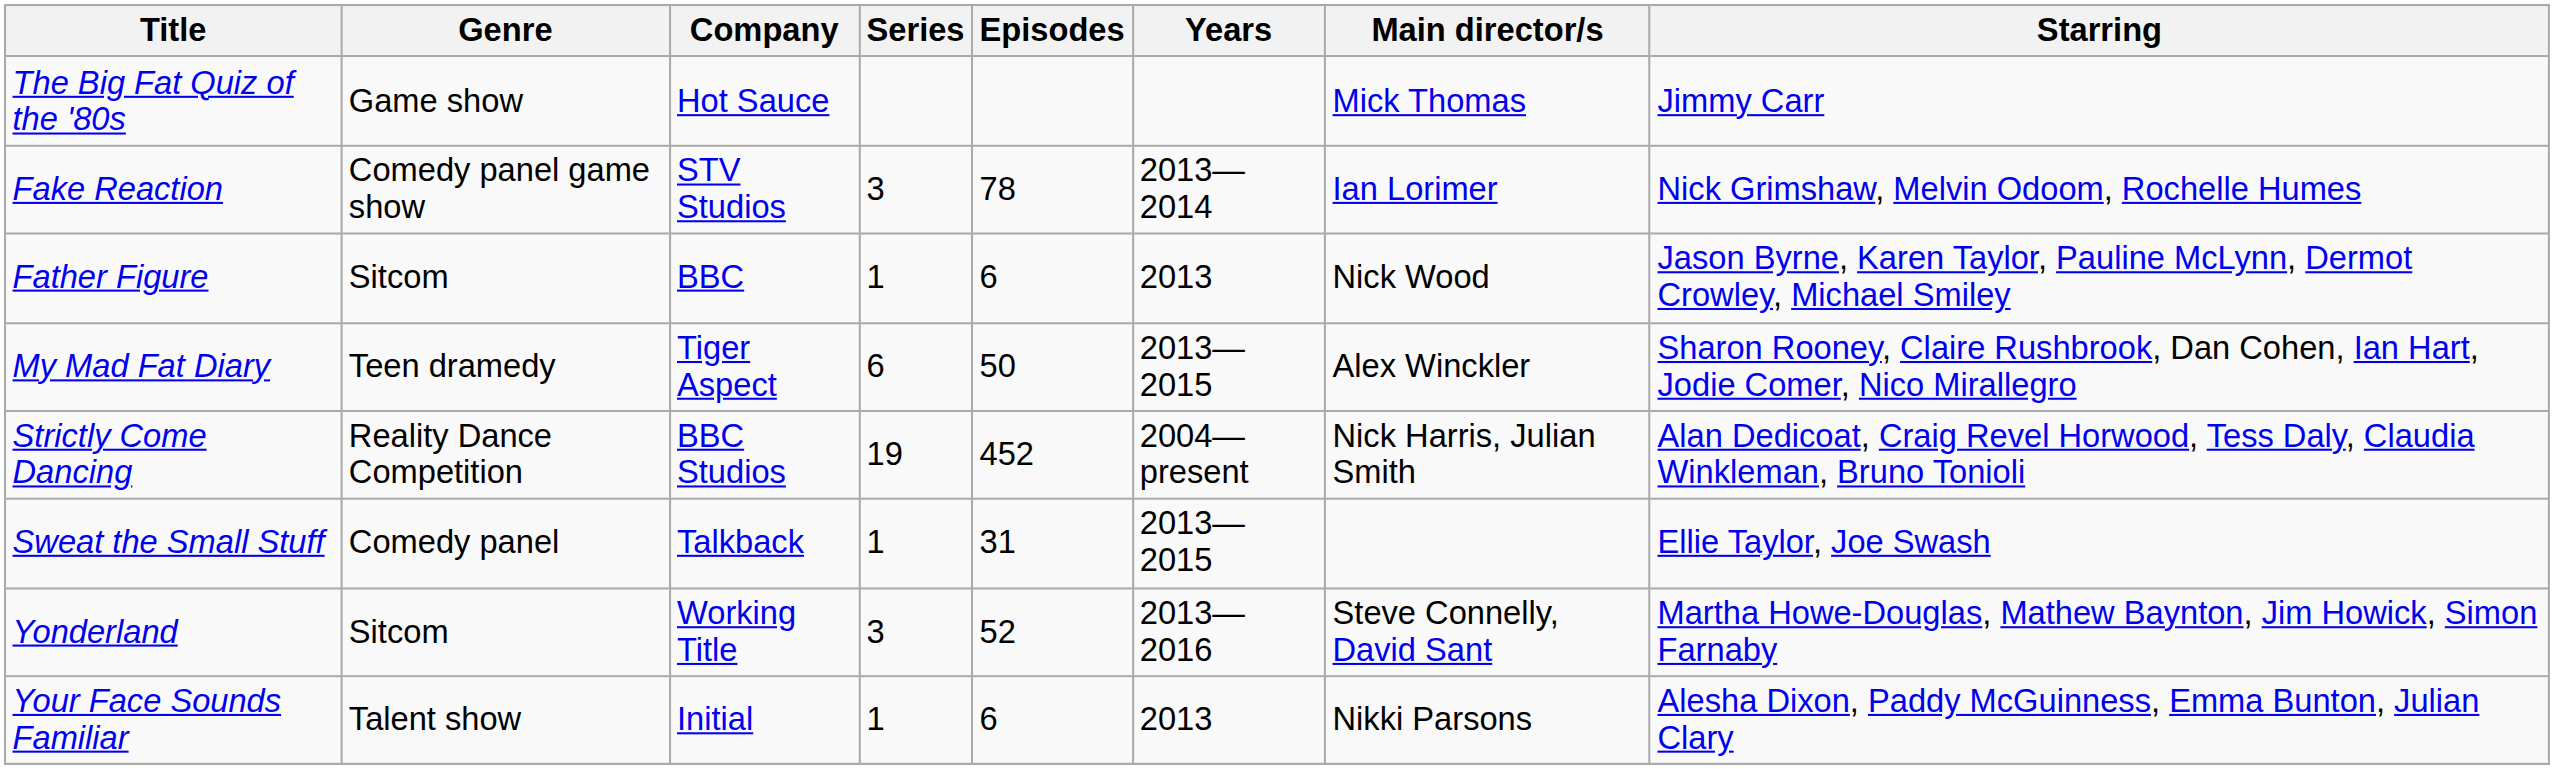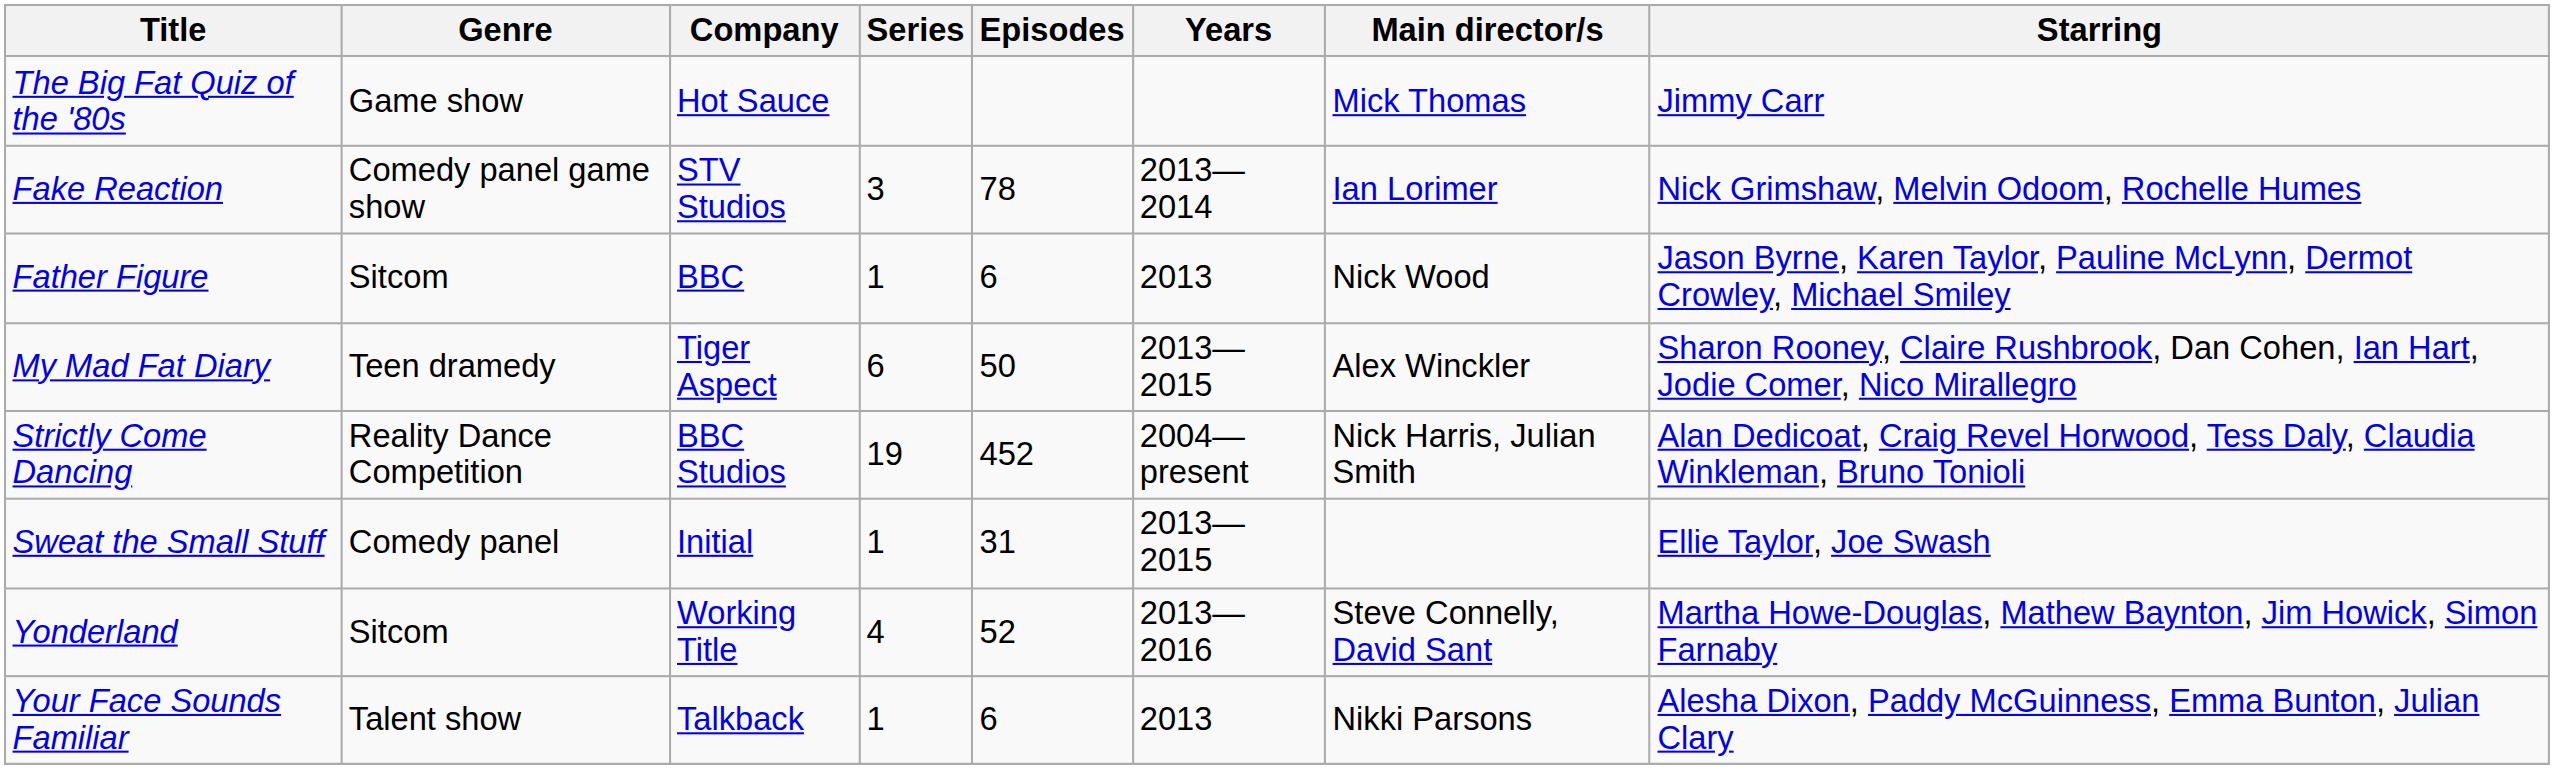(741, 542) Talkback -> (715, 542) Initial
(876, 631) 3 -> (876, 631) 4
(715, 719) Initial -> (741, 719) Talkback
